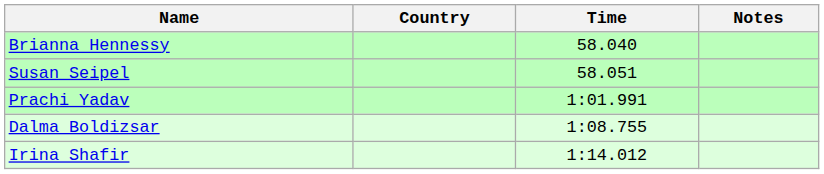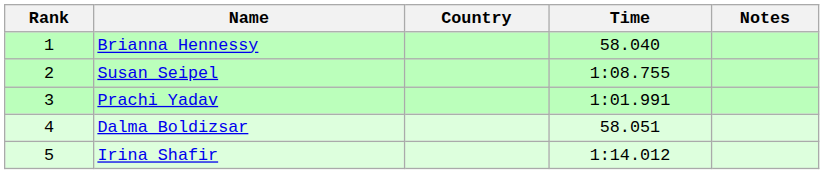+ column: (49, 18)
(607, 73) 58.051 -> (630, 73) 1:08.755
(607, 128) 1:08.755 -> (630, 128) 58.051
